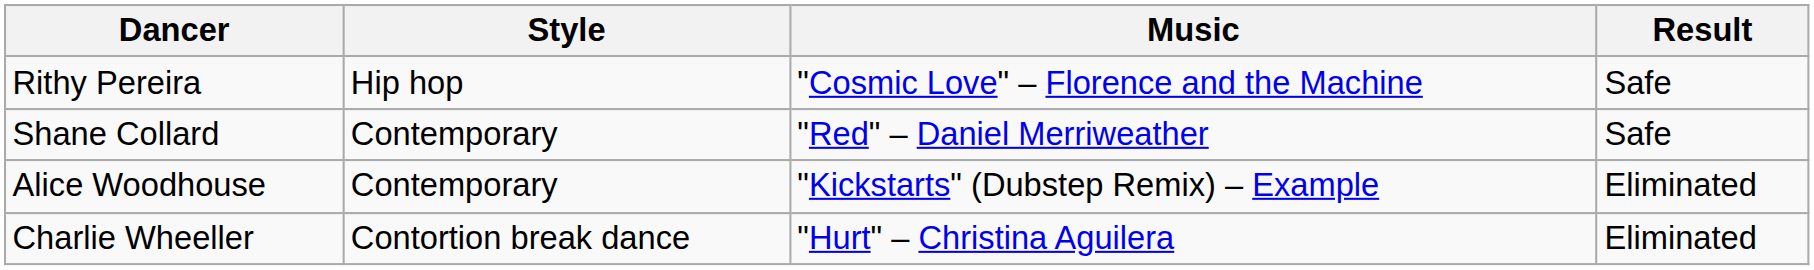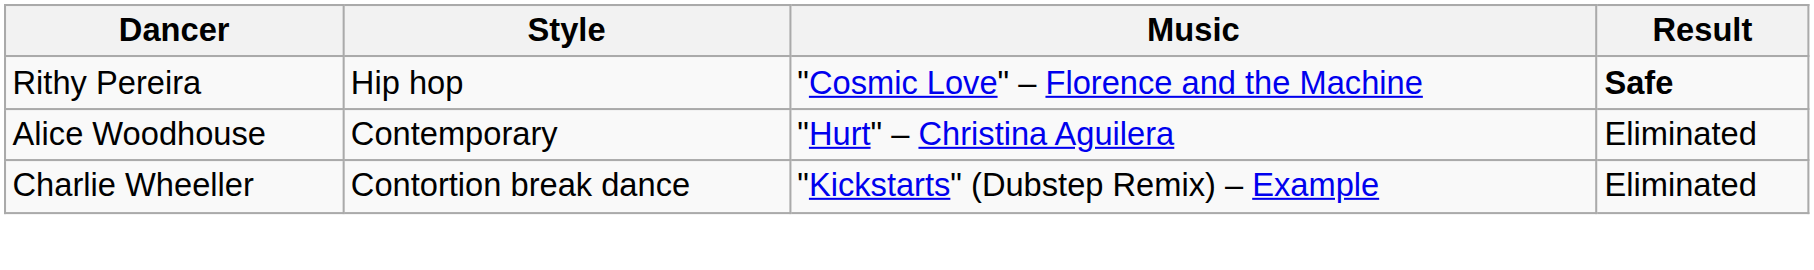(1638, 82) normal -> (1639, 82) bold
- row: (116, 133)
(1088, 185) "Kickstarts" (Dubstep Remix) – Example -> (986, 133) "Hurt" – Christina Aguilera
(986, 237) "Hurt" – Christina Aguilera -> (1088, 185) "Kickstarts" (Dubstep Remix) – Example
